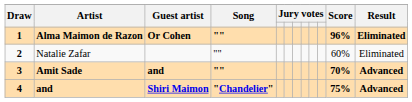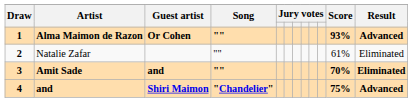(340, 36) 96% -> (340, 36) 93%
(381, 36) Eliminated -> (381, 36) Advanced
(340, 53) 60% -> (340, 53) 61%
(381, 71) Advanced -> (381, 71) Eliminated
